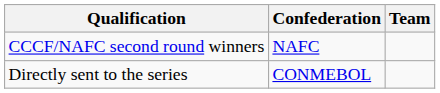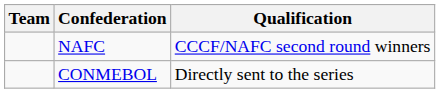columns swapped: (410, 18) <-> (136, 18)
